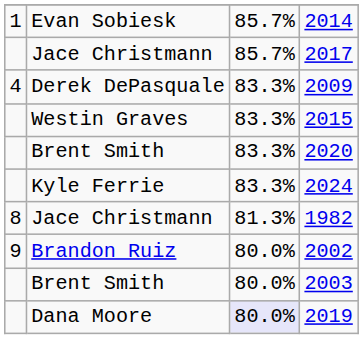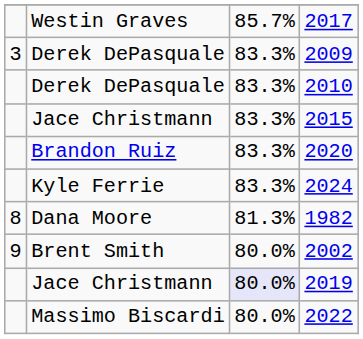- row: (329, 21)
(122, 54) Jace Christmann -> (110, 21) Westin Graves
(16, 87) 4 -> (16, 54) 3
+ row: (329, 87)
(110, 120) Westin Graves -> (122, 120) Jace Christmann
(98, 153) Brent Smith -> (104, 153) Brandon Ruiz
(122, 218) Jace Christmann -> (92, 218) Dana Moore
(104, 251) Brandon Ruiz -> (98, 251) Brent Smith
- row: (329, 284)
(92, 317) Dana Moore -> (122, 284) Jace Christmann
+ row: (329, 317)
